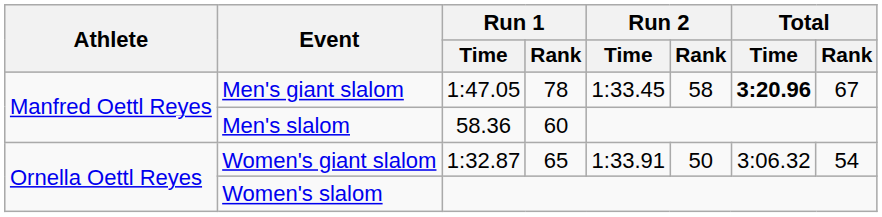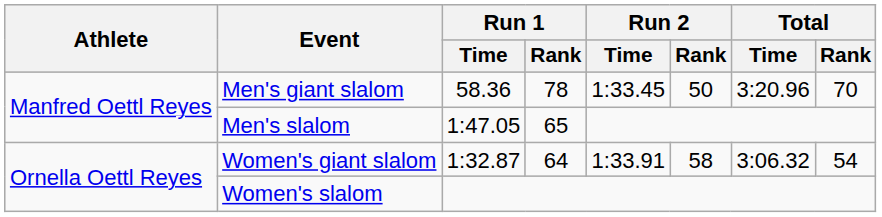(484, 90) 1:47.05 -> (484, 90) 58.36
(701, 90) 58 -> (701, 90) 50
(774, 90) bold -> (773, 90) normal
(847, 90) 67 -> (846, 90) 70
(484, 125) 58.36 -> (484, 125) 1:47.05
(556, 125) 60 -> (556, 125) 65
(556, 160) 65 -> (556, 160) 64
(701, 160) 50 -> (701, 160) 58
